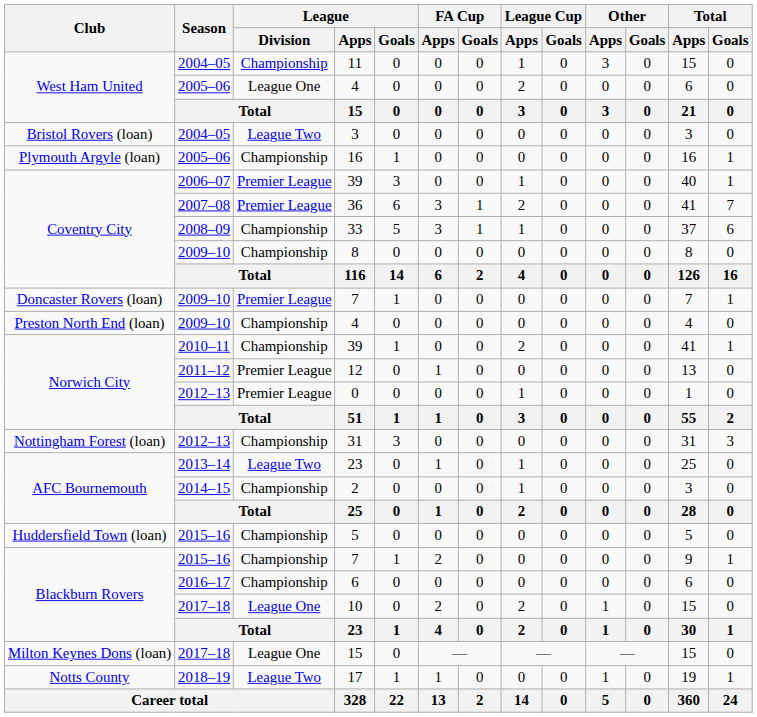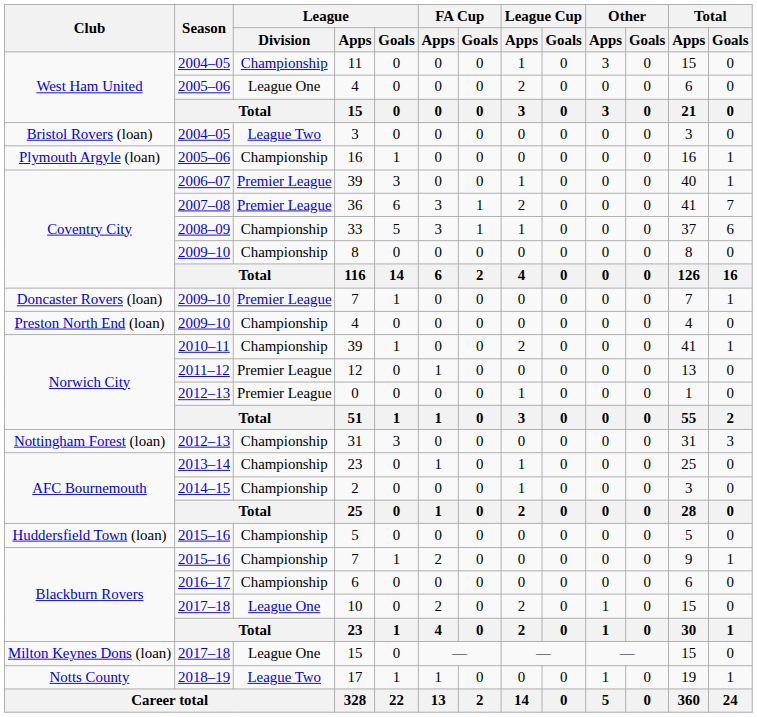(284, 464) League Two -> (284, 464) Championship
